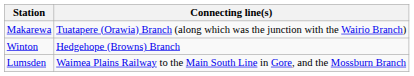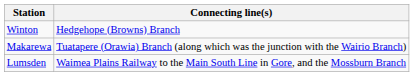rows swapped: (29, 29) <-> (22, 46)
